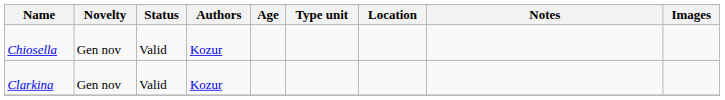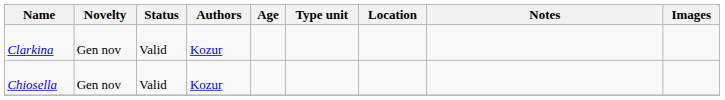rows swapped: (32, 49) <-> (30, 85)
